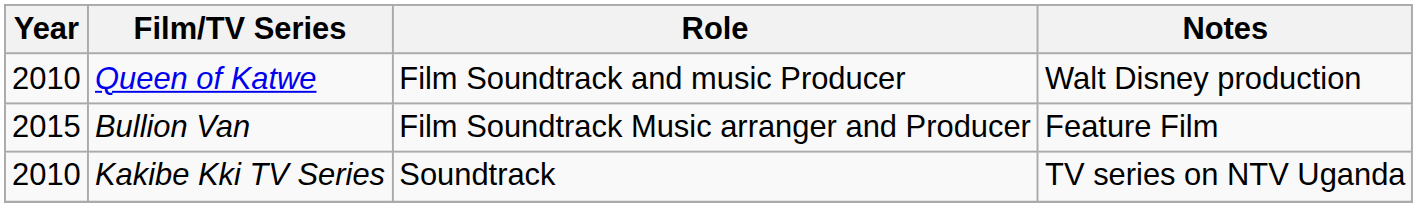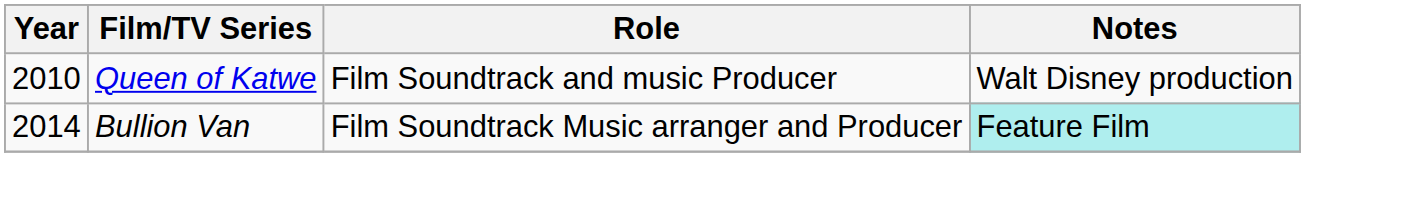(46, 126) 2015 -> (46, 126) 2014
(1132, 126) no background -> (1063, 126) paleturquoise background
- row: (240, 175)
